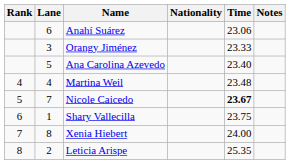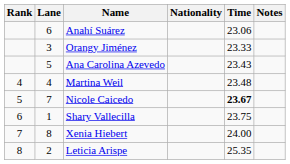(239, 64) 23.40 -> (239, 64) 23.43
